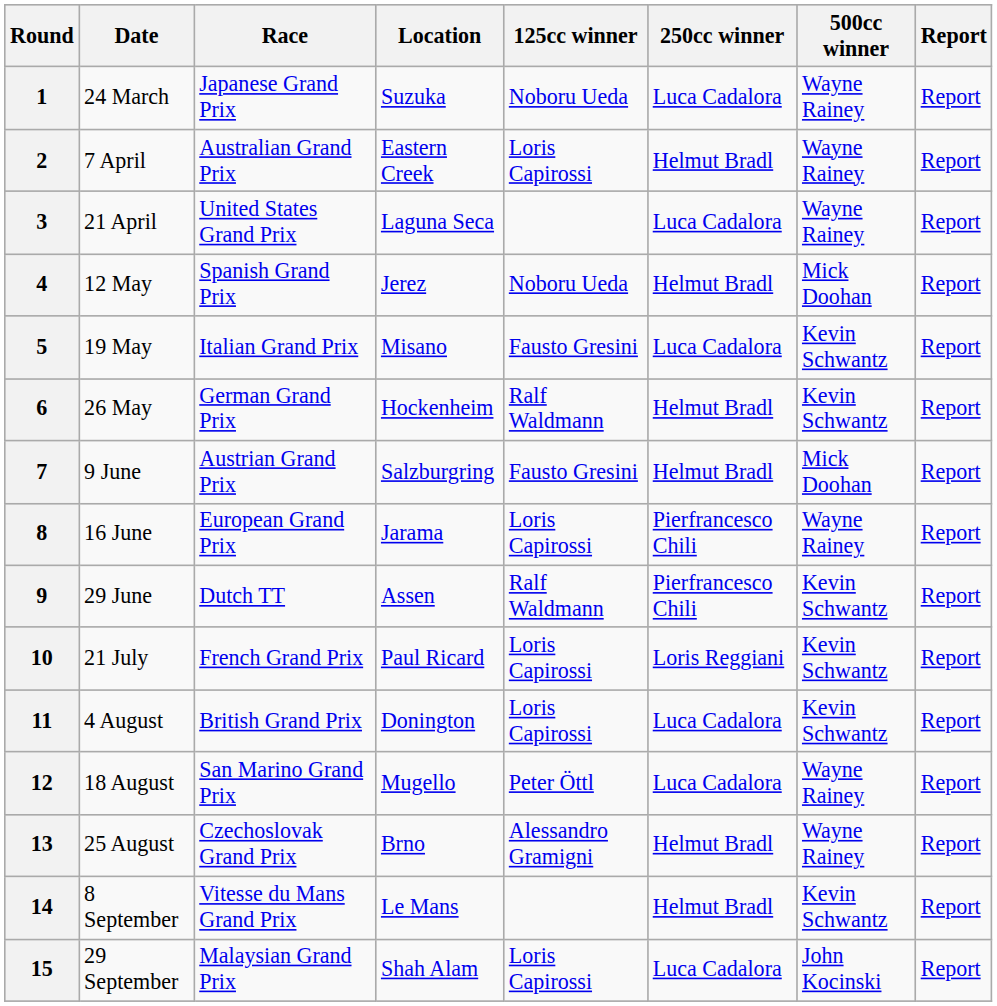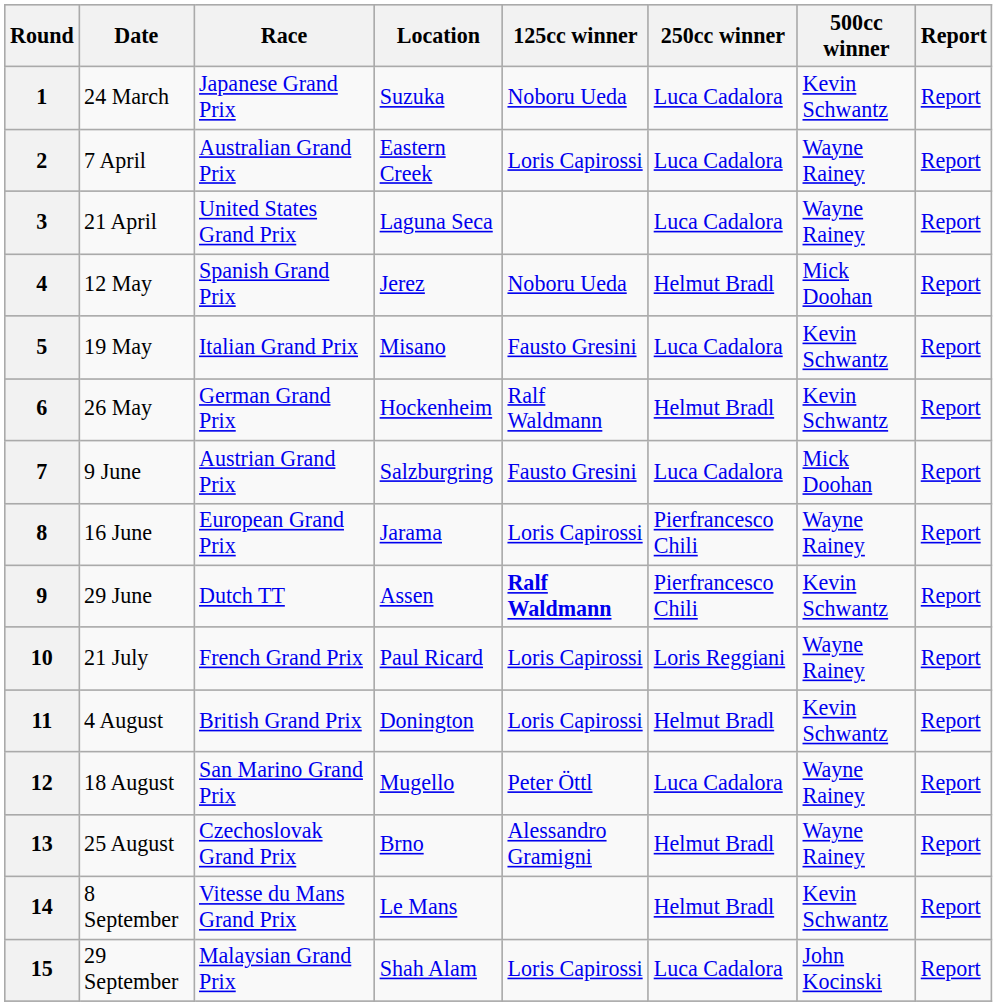(833, 97) Wayne Rainey -> (845, 97) Kevin Schwantz
(713, 159) Helmut Bradl -> (718, 159) Luca Cadalora
(713, 471) Helmut Bradl -> (718, 471) Luca Cadalora
(556, 595) normal -> (559, 595) bold
(845, 657) Kevin Schwantz -> (834, 657) Wayne Rainey
(717, 720) Luca Cadalora -> (714, 720) Helmut Bradl
